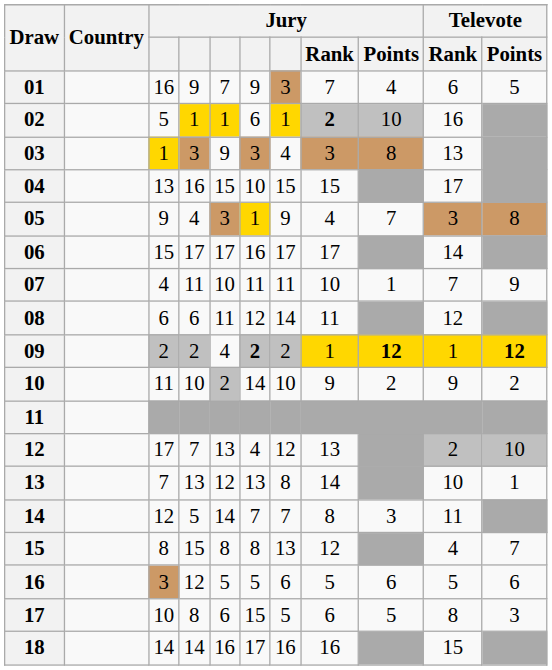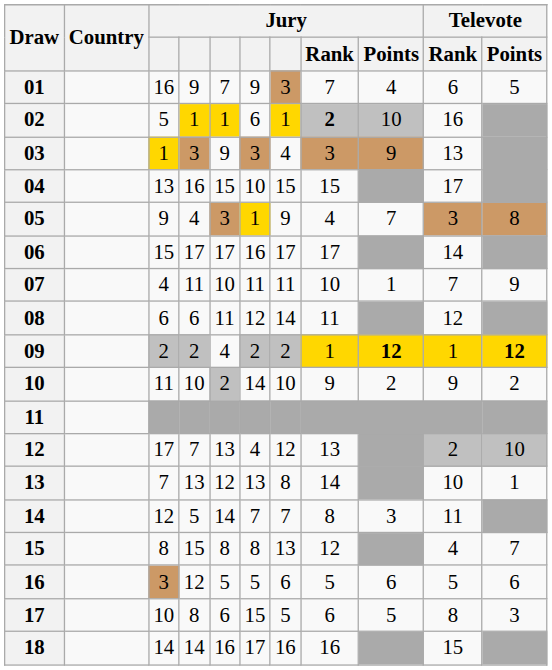(391, 152) 8 -> (391, 152) 9
(255, 350) bold -> (255, 350) normal
